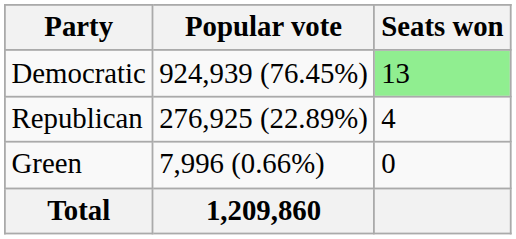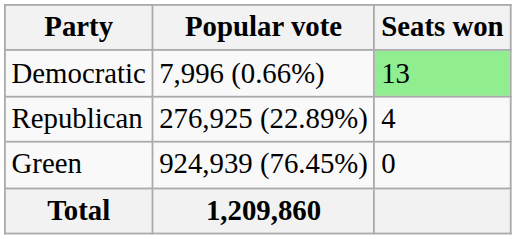(264, 73) 924,939 (76.45%) -> (242, 73) 7,996 (0.66%)
(242, 164) 7,996 (0.66%) -> (264, 164) 924,939 (76.45%)
